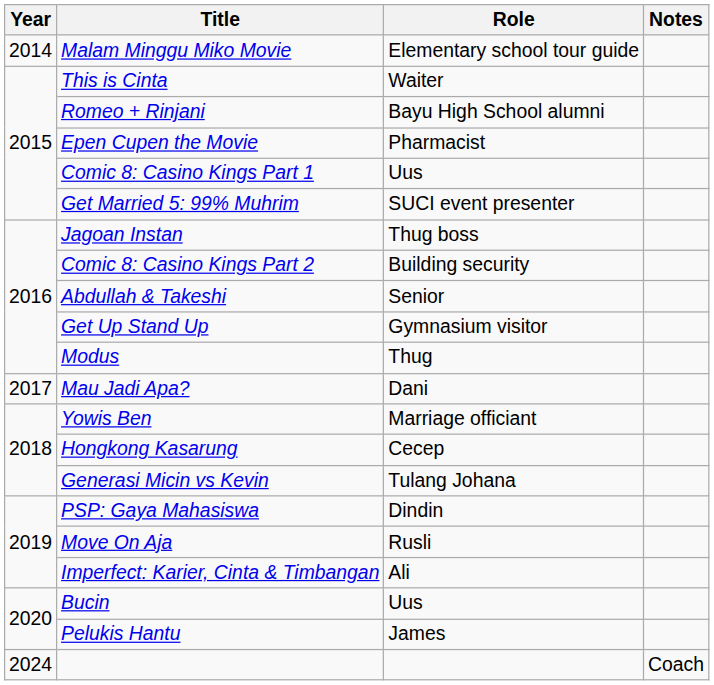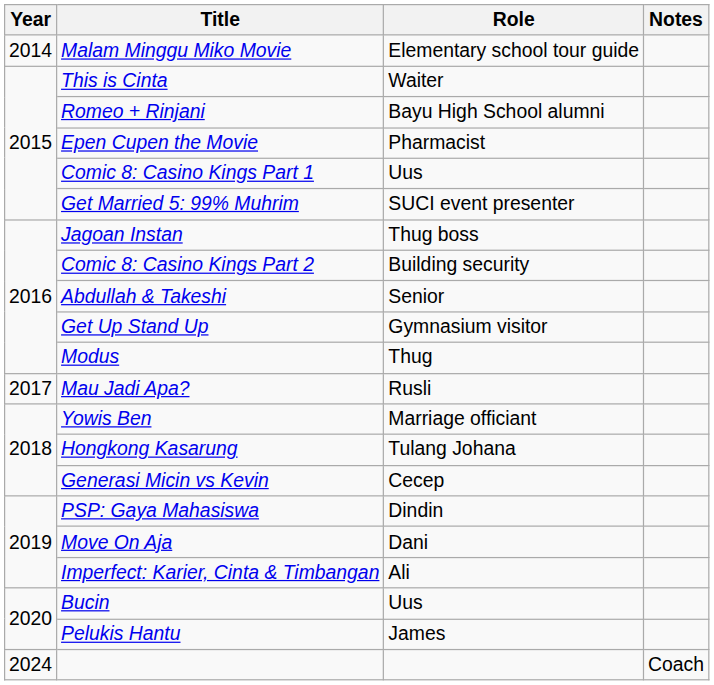(408, 388) Dani -> (410, 388) Rusli
(416, 449) Cecep -> (452, 449) Tulang Johana
(452, 480) Tulang Johana -> (416, 480) Cecep
(410, 541) Rusli -> (408, 541) Dani
